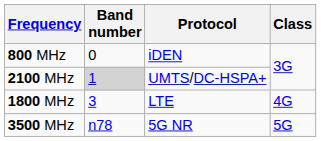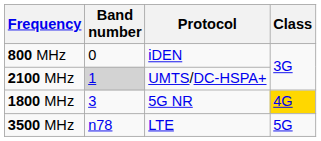(161, 101) LTE -> (171, 101) 5G NR
(283, 101) no background -> (283, 101) gold background
(171, 124) 5G NR -> (161, 124) LTE
